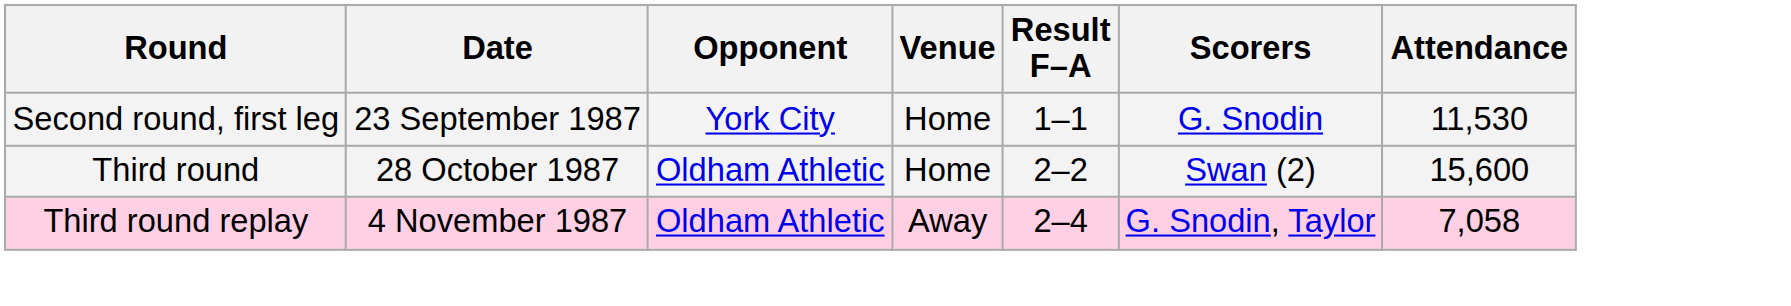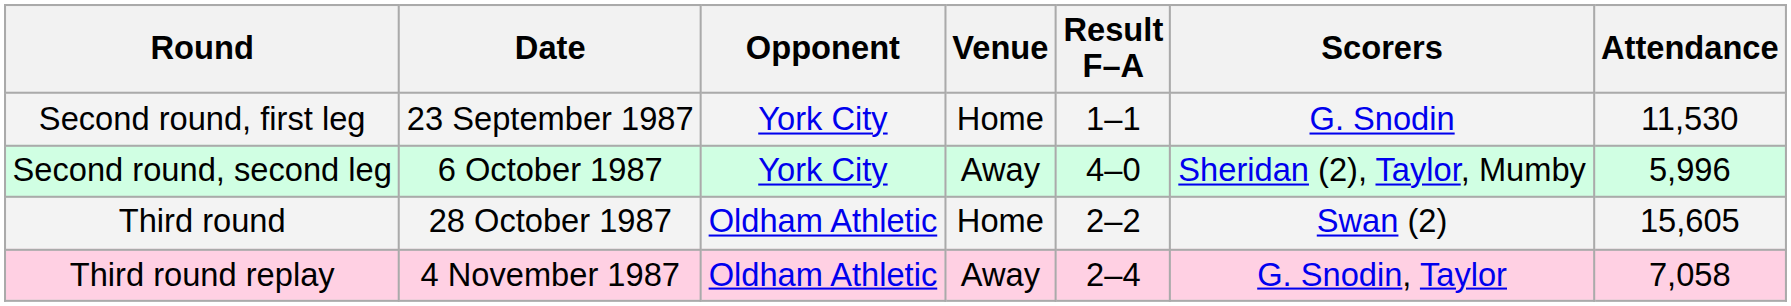+ row: (202, 170)
(1479, 170) 15,600 -> (1690, 222) 15,605
